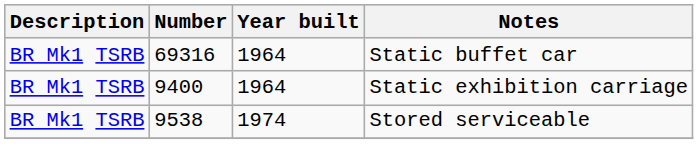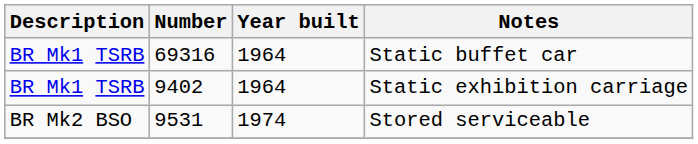(179, 88) 9400 -> (179, 88) 9402
(77, 121) BR Mk1 TSRB -> (71, 121) BR Mk2 BSO
(179, 121) 9538 -> (179, 121) 9531
